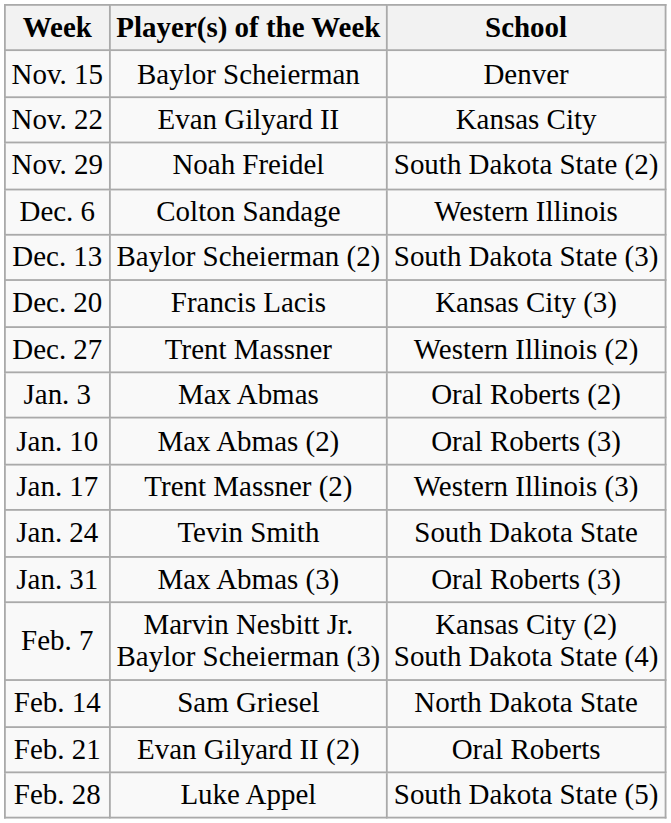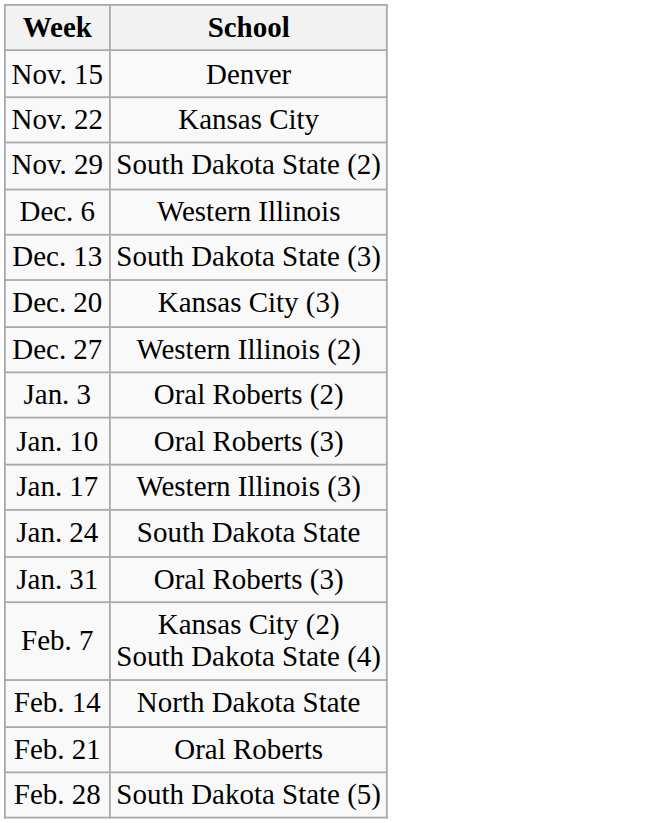- column: (248, 27)
